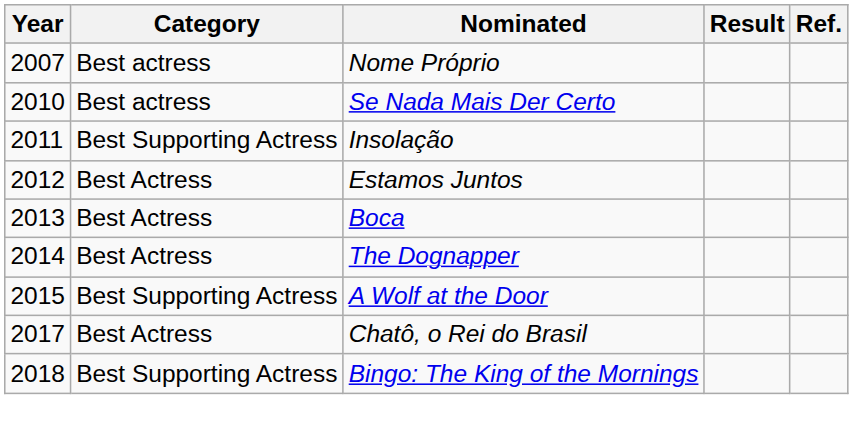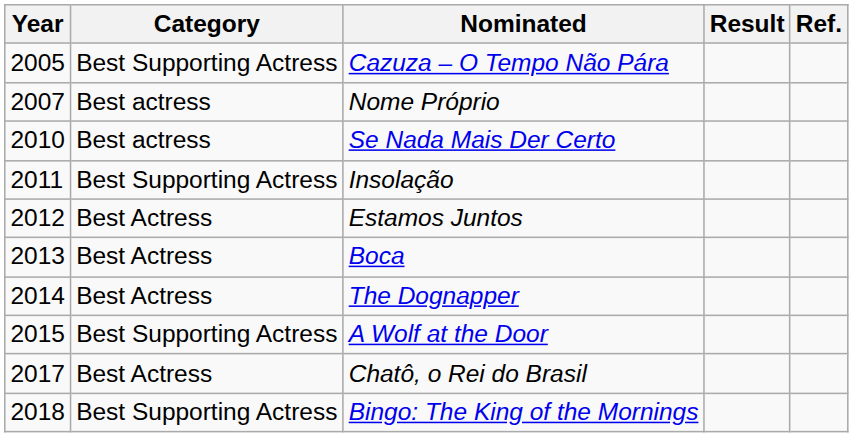+ row: (509, 62)
